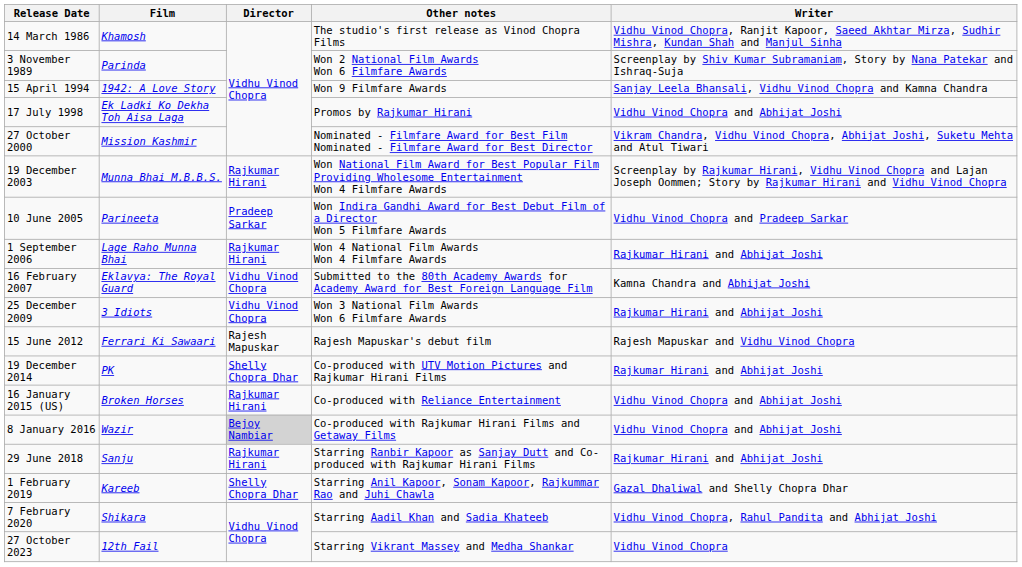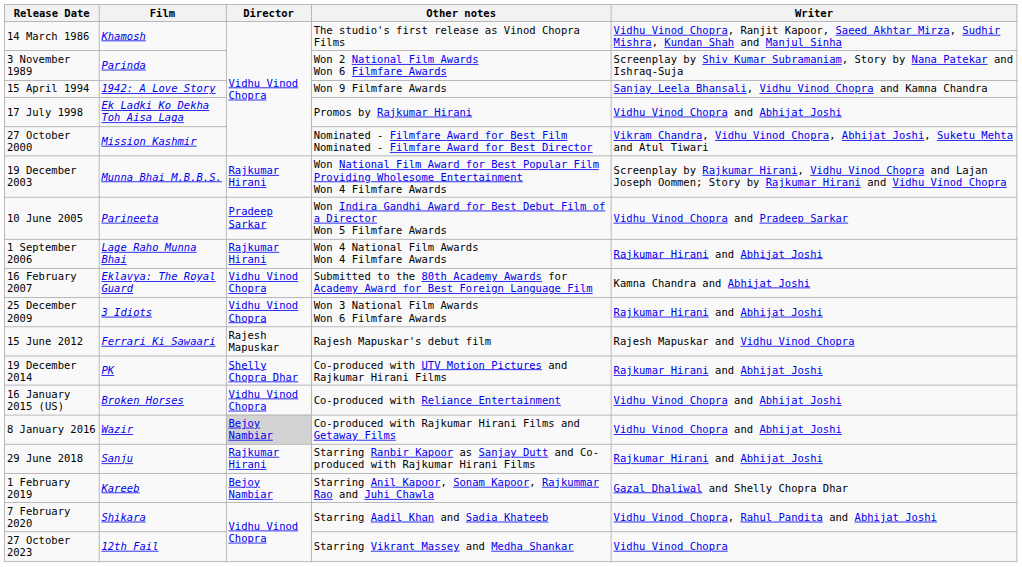(254, 400) Rajkumar Hirani -> (263, 400) Vidhu Vinod Chopra
(263, 488) Shelly Chopra Dhar -> (251, 488) Bejoy Nambiar
